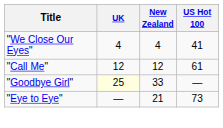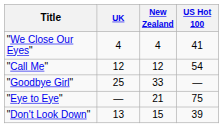(197, 67) 61 -> (197, 67) 54
(118, 83) lightyellow background -> (118, 83) no background
(197, 99) 73 -> (197, 99) 75
+ row: (48, 115)
